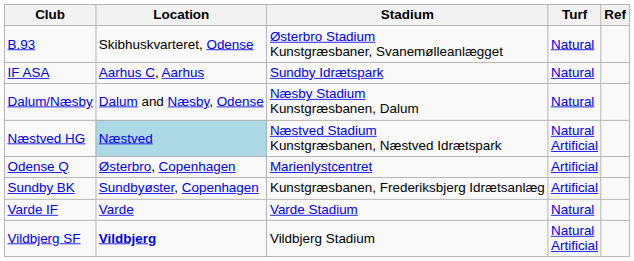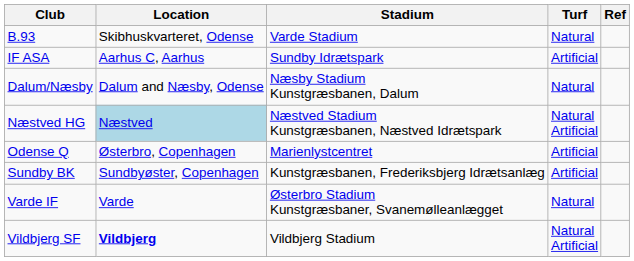(386, 44) Østerbro Stadium Kunstgræsbaner, Svanemølleanlægget -> (314, 36) Varde Stadium
(573, 72) Natural -> (575, 57) Artificial
(314, 209) Varde Stadium -> (386, 202) Østerbro Stadium Kunstgræsbaner, Svanemølleanlægget
